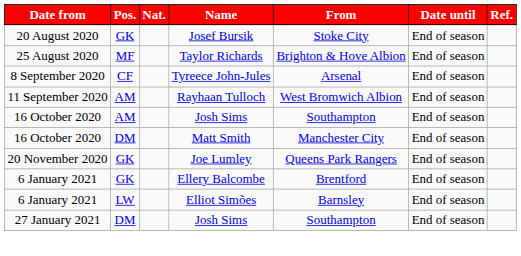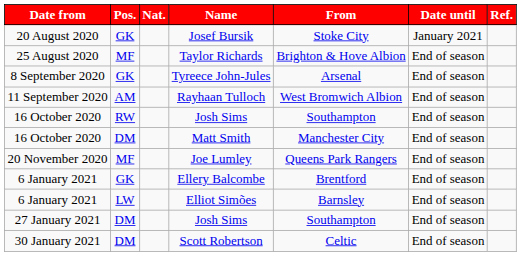(448, 35) End of season -> (448, 35) January 2021
(125, 76) CF -> (125, 76) GK
(125, 117) AM -> (125, 117) RW
(125, 158) GK -> (125, 158) MF
+ row: (58, 240)
